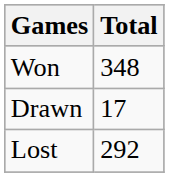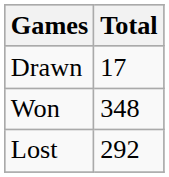rows swapped: (35, 66) <-> (47, 108)
